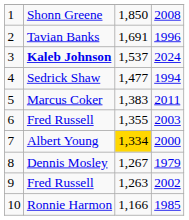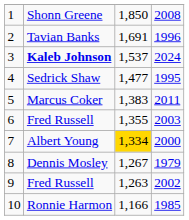(167, 78) 1994 -> (167, 78) 1995
